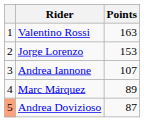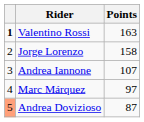(10, 32) normal -> (10, 32) bold
(128, 51) 153 -> (128, 51) 158
(131, 89) 89 -> (131, 89) 97
